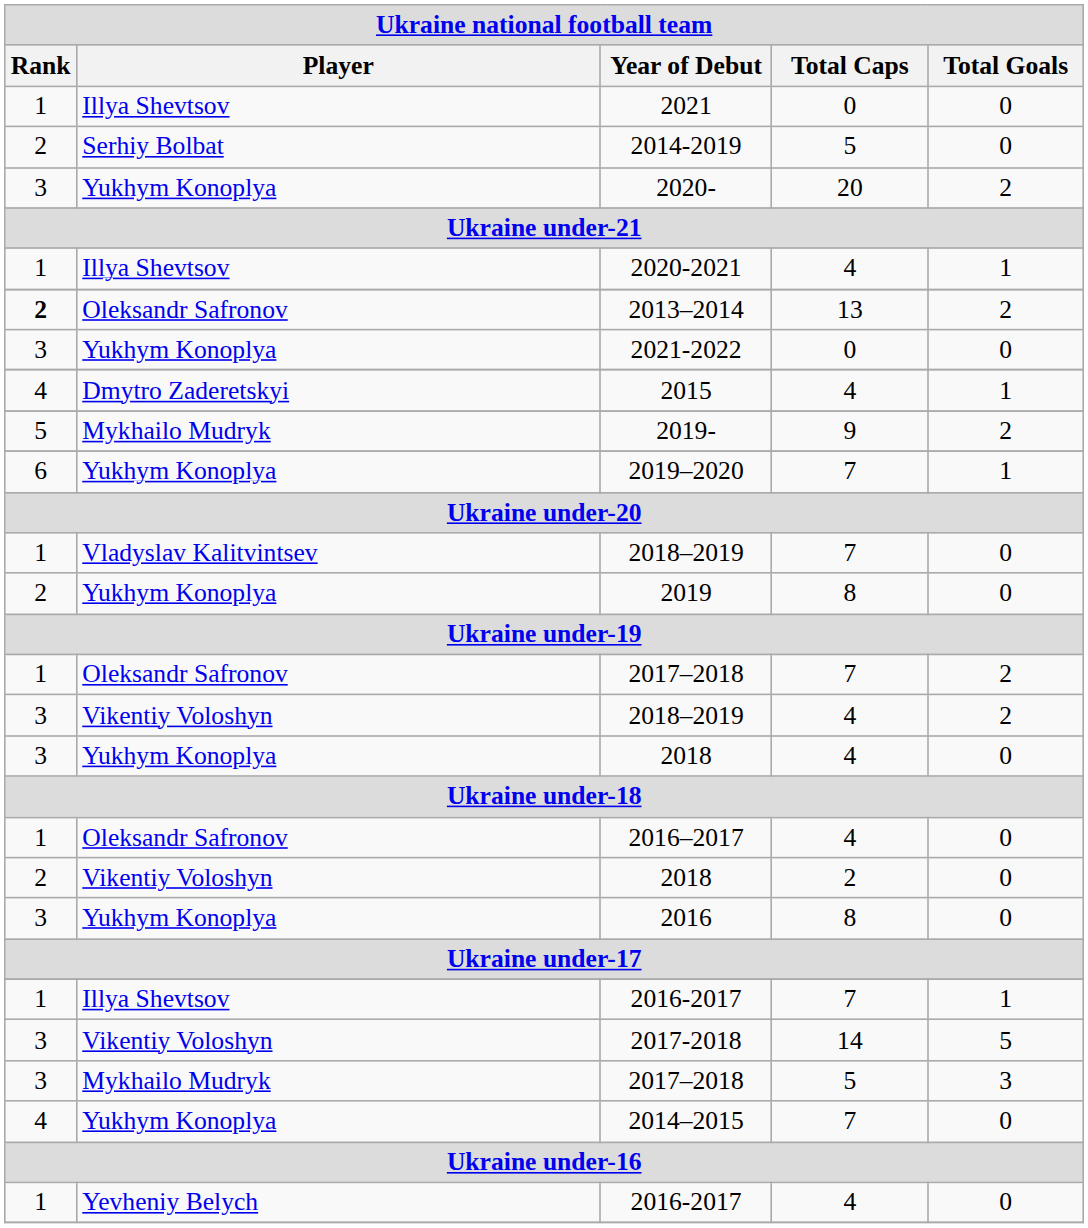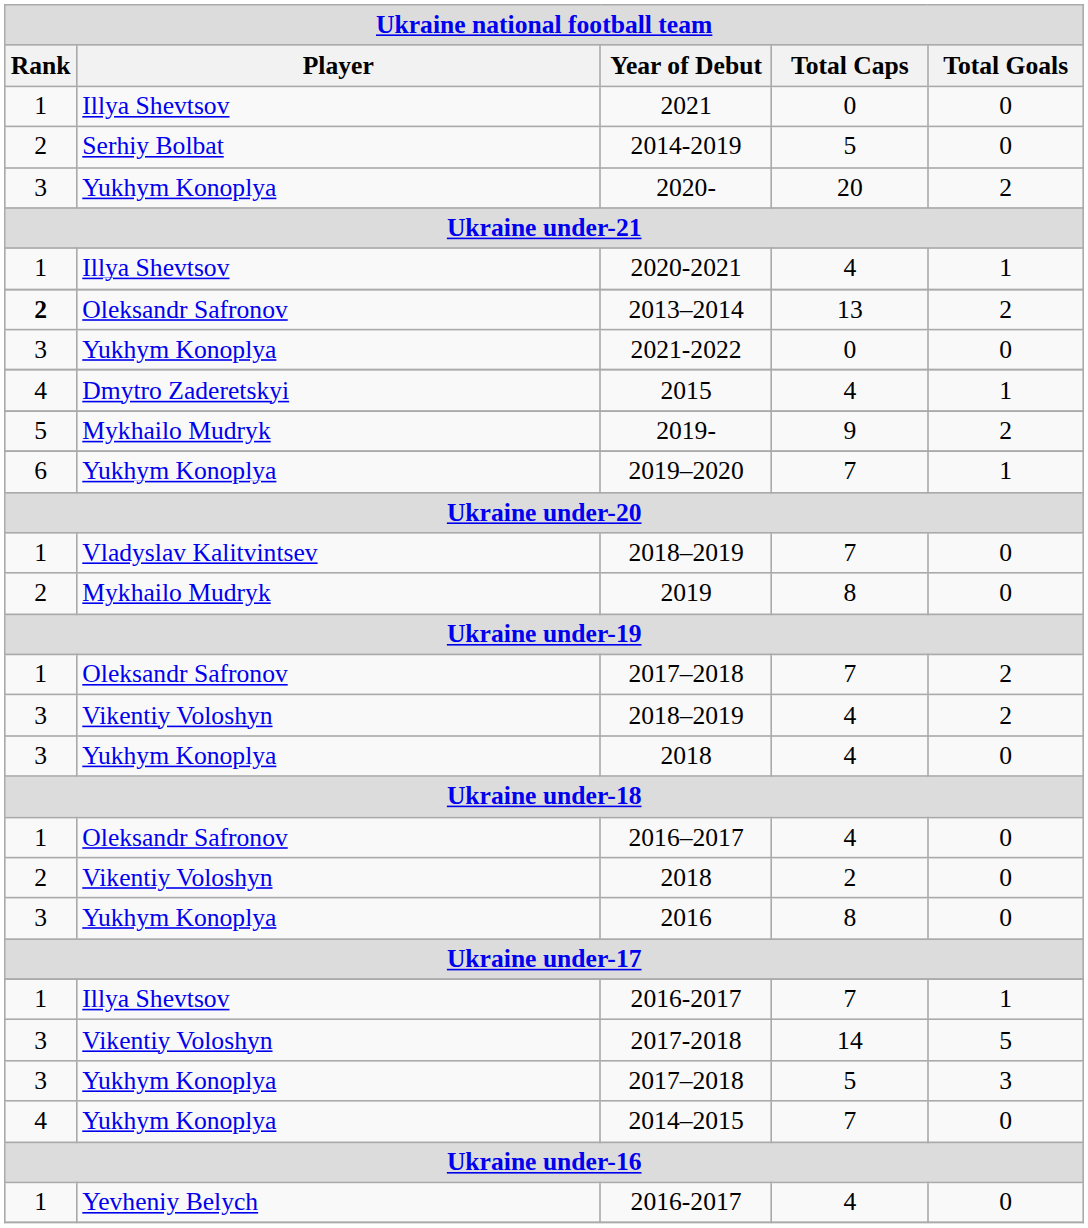(179, 593) Yukhym Konoplya -> (177, 593) Mykhailo Mudryk
(177, 1080) Mykhailo Mudryk -> (179, 1080) Yukhym Konoplya
